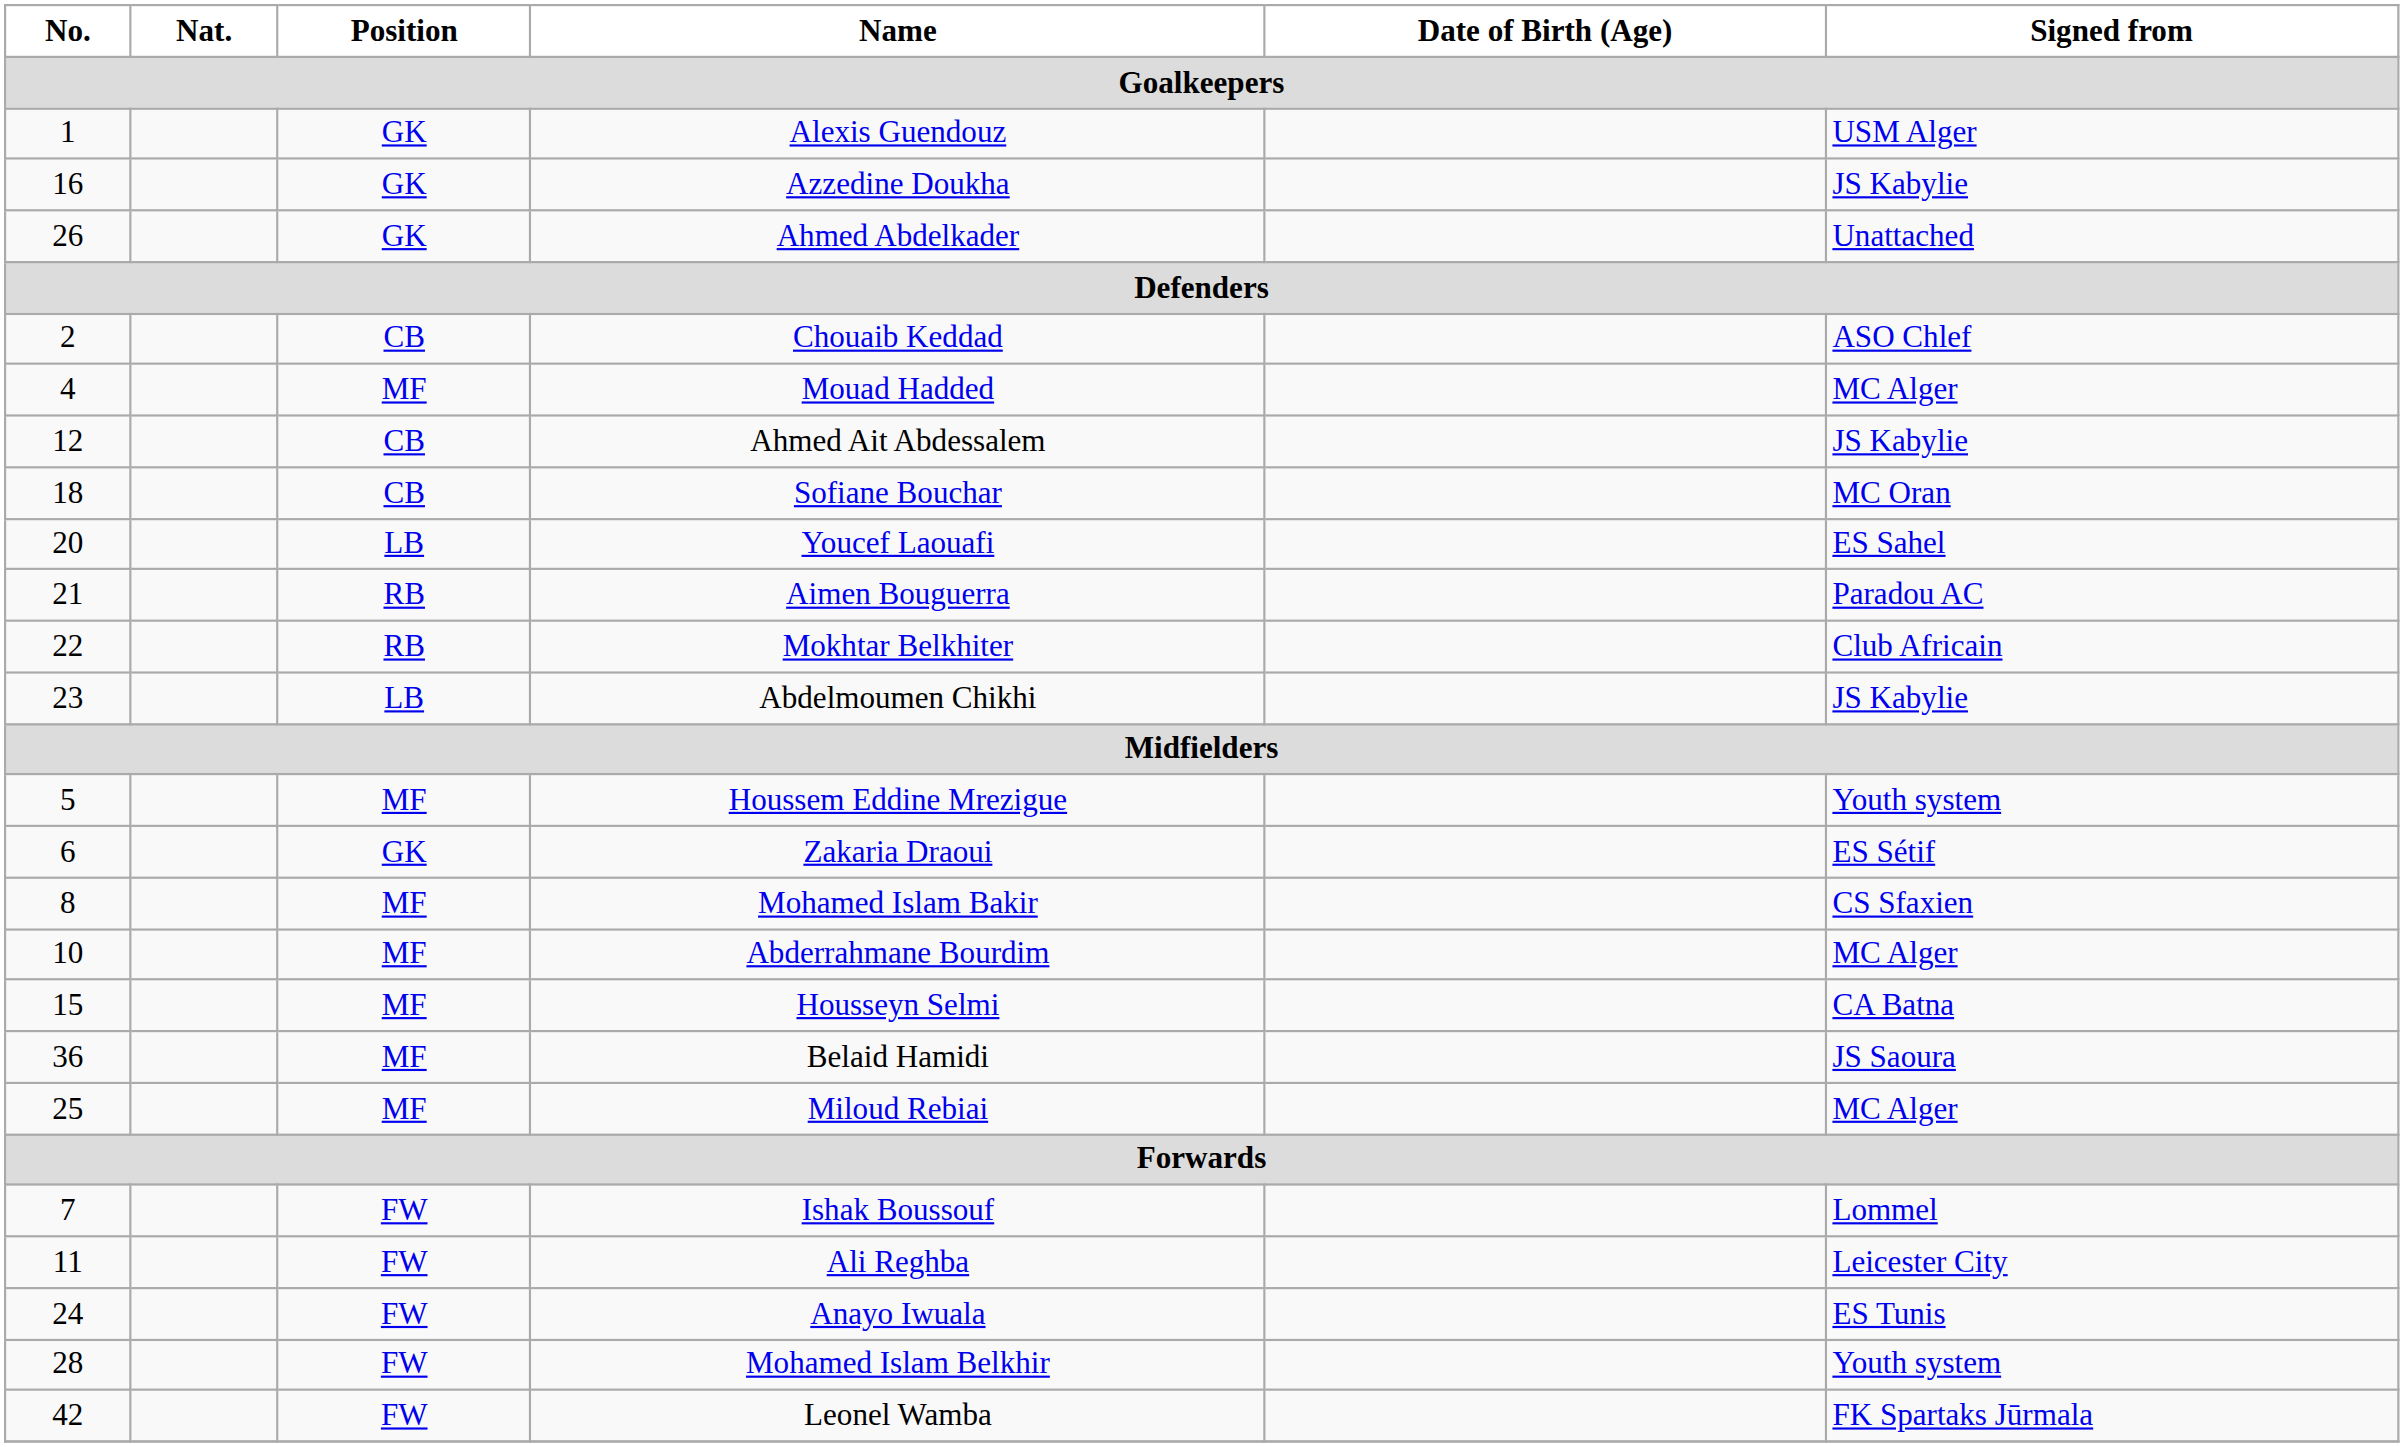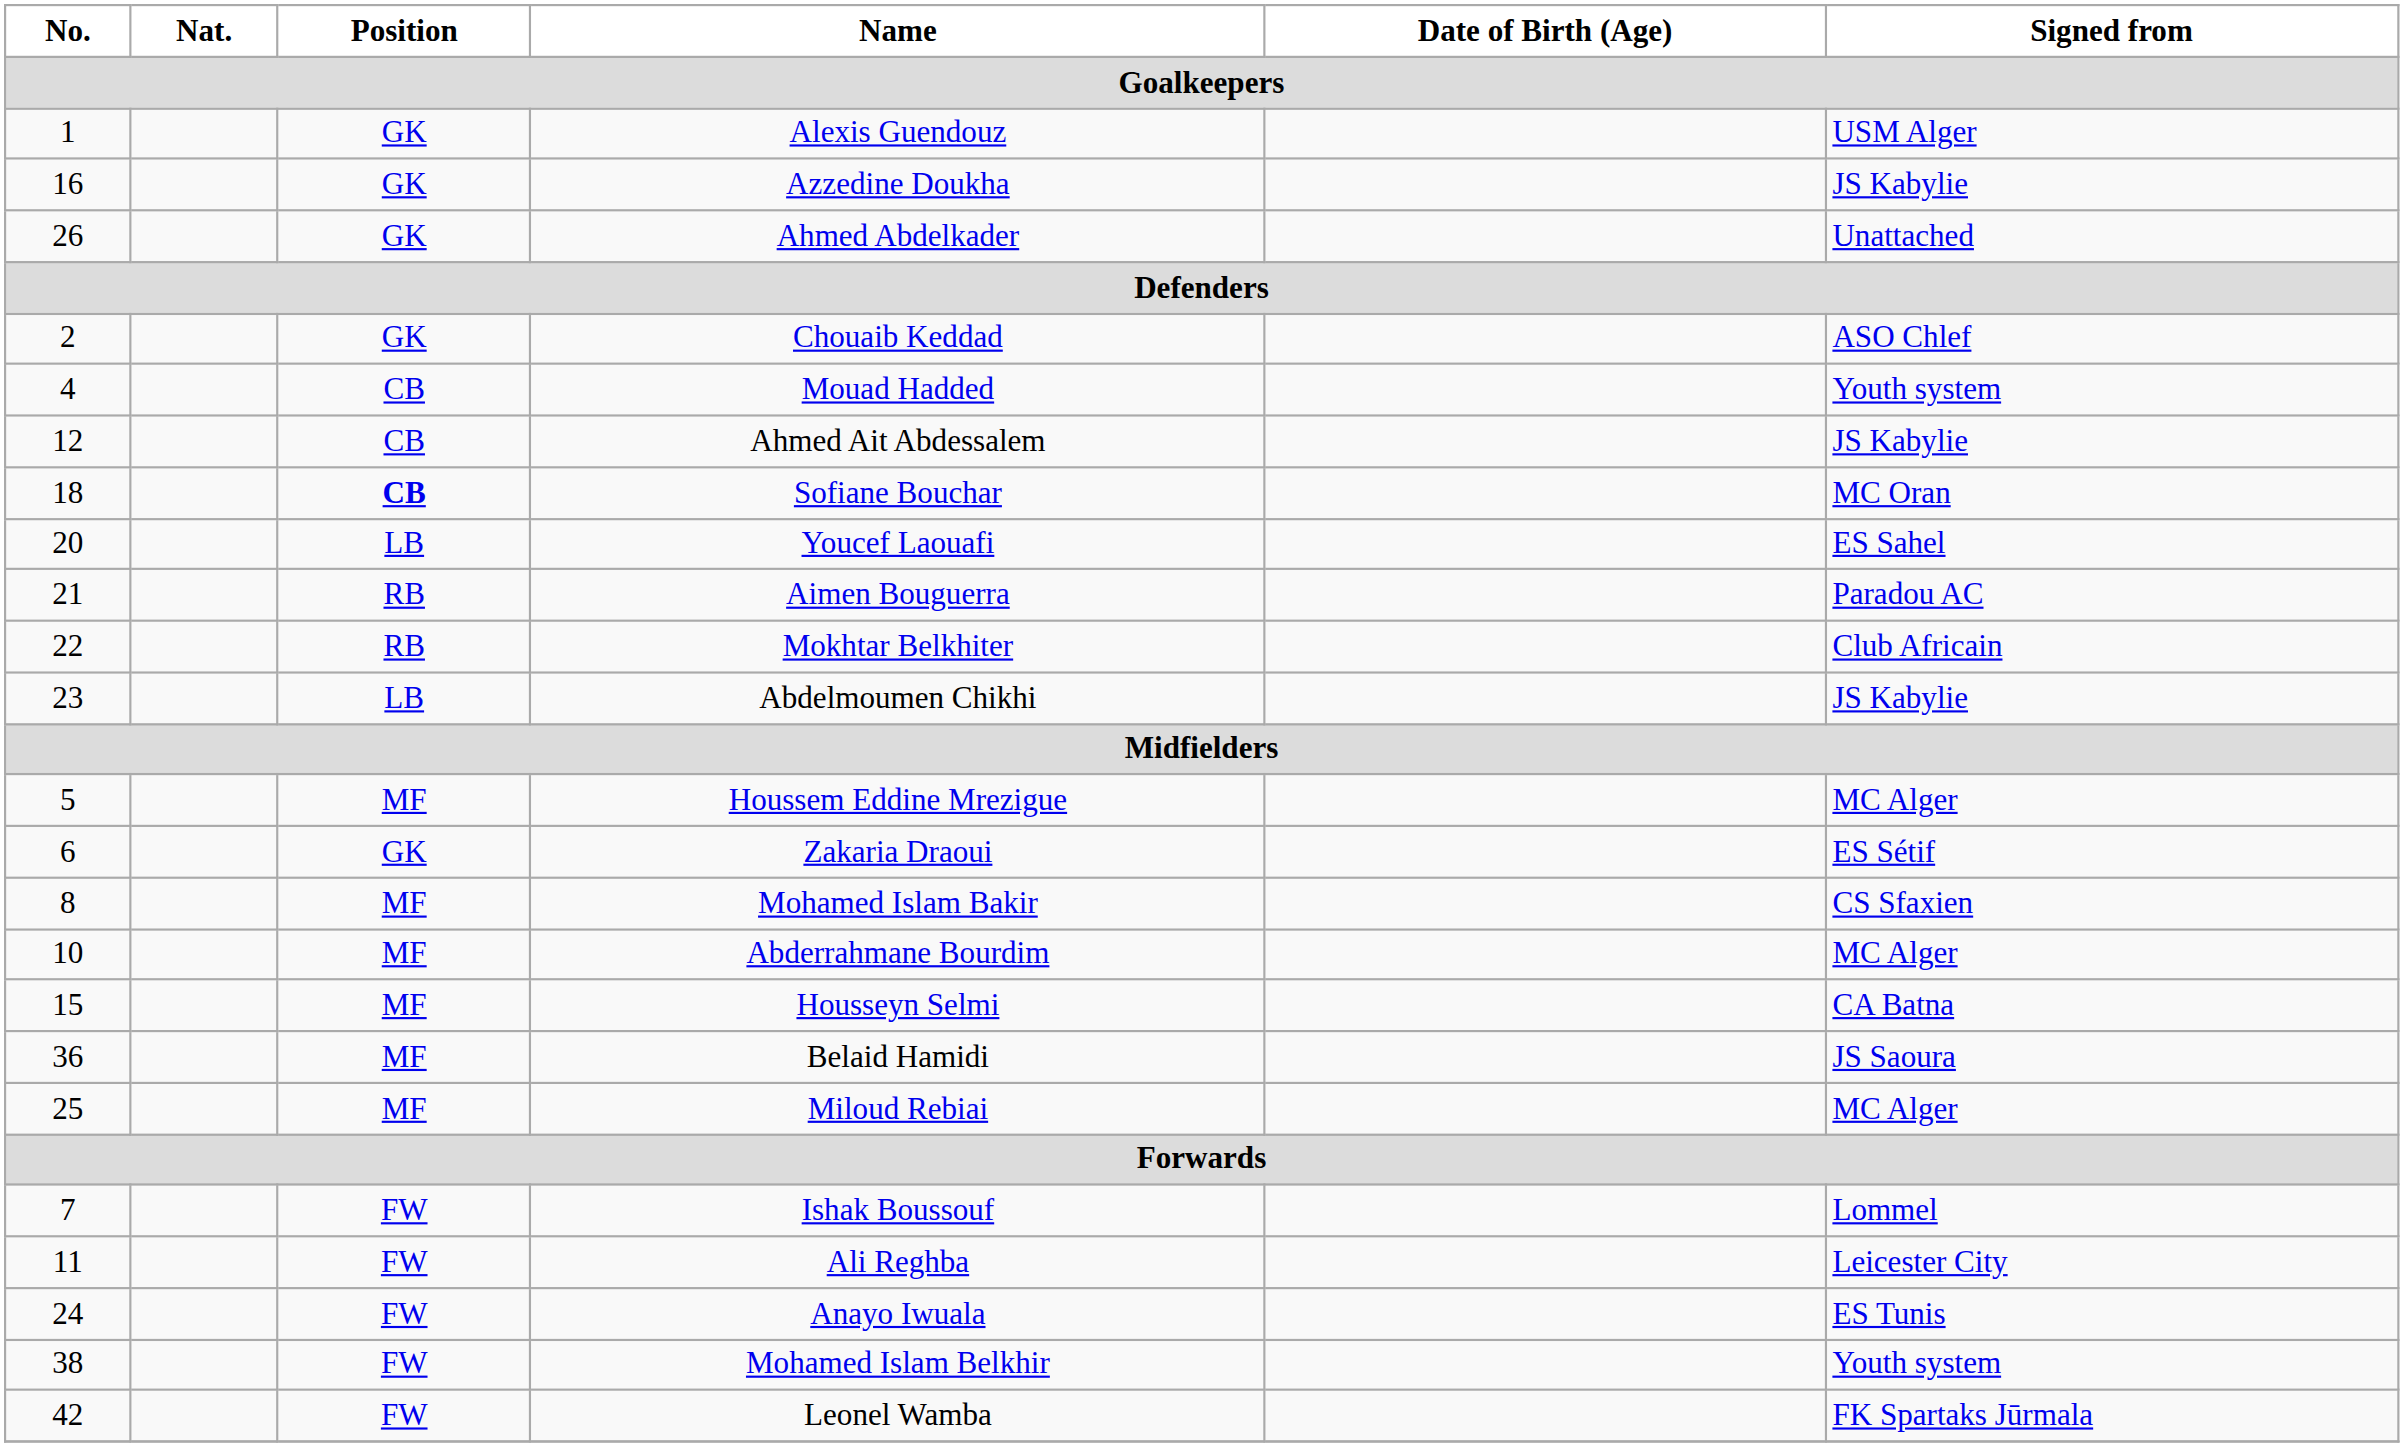(404, 338) CB -> (404, 338) GK
(404, 389) MF -> (404, 389) CB
(1895, 389) MC Alger -> (1917, 389) Youth system
(404, 492) normal -> (404, 492) bold
(1917, 800) Youth system -> (1895, 800) MC Alger
(68, 1364) 28 -> (68, 1364) 38
